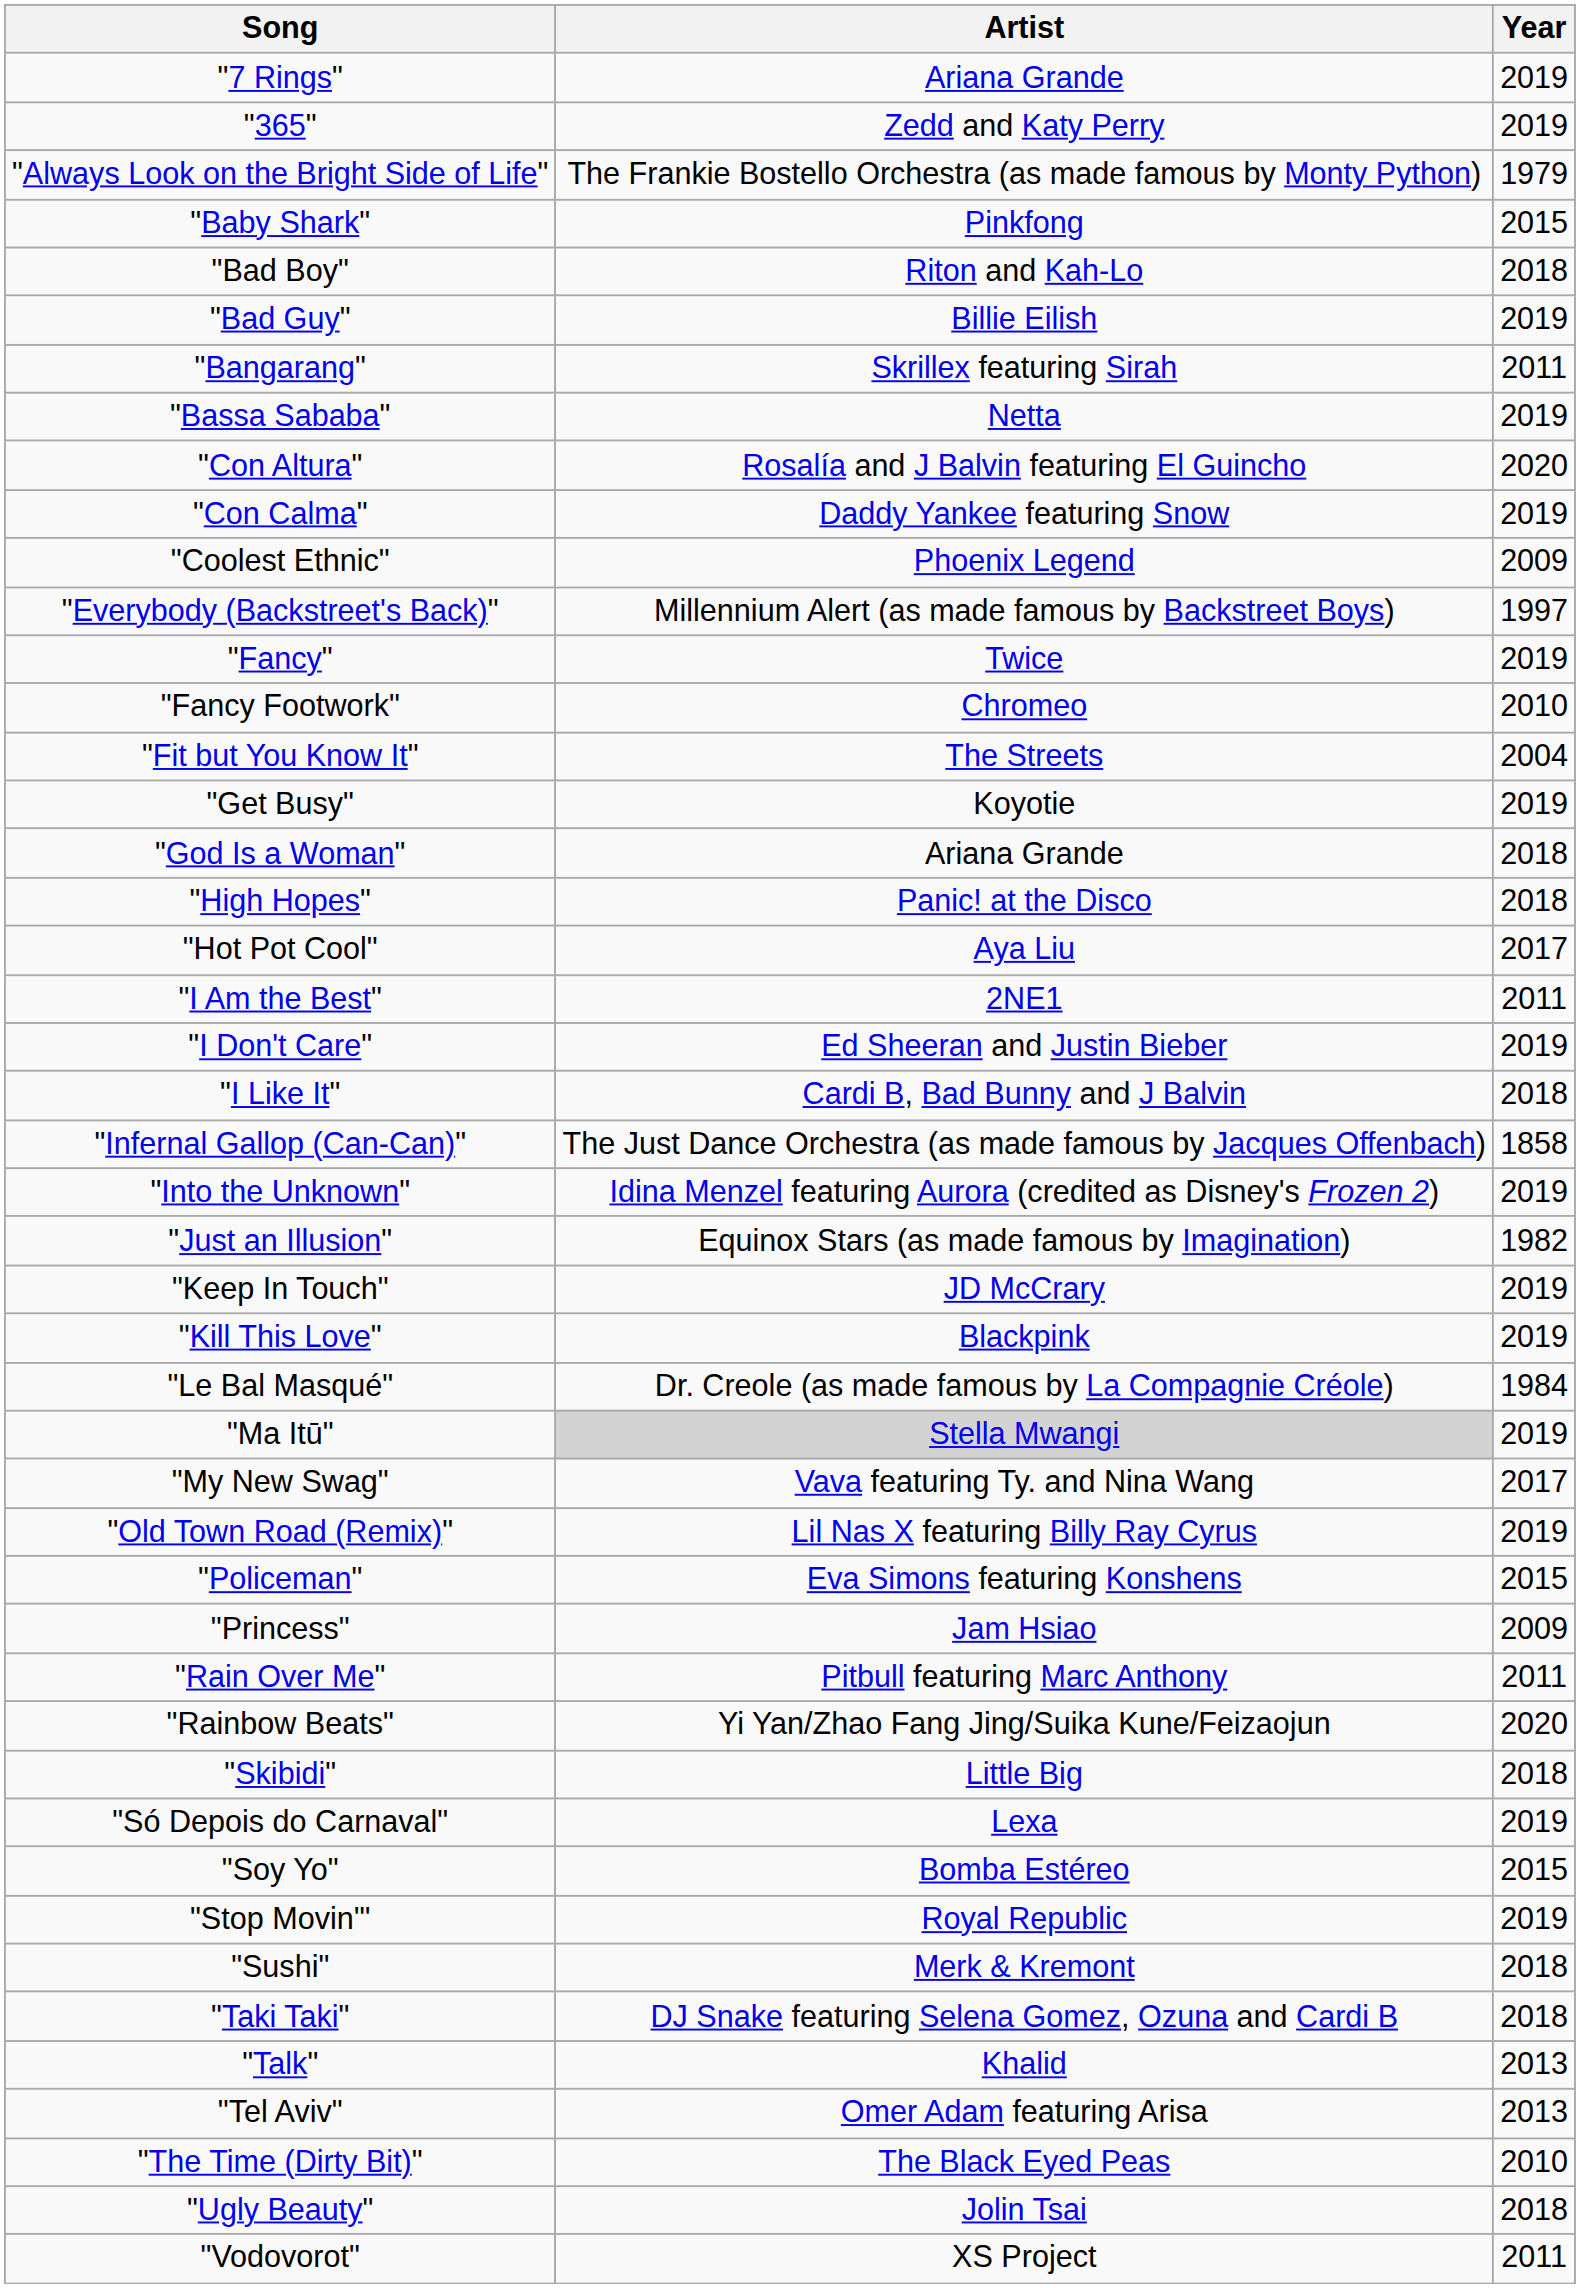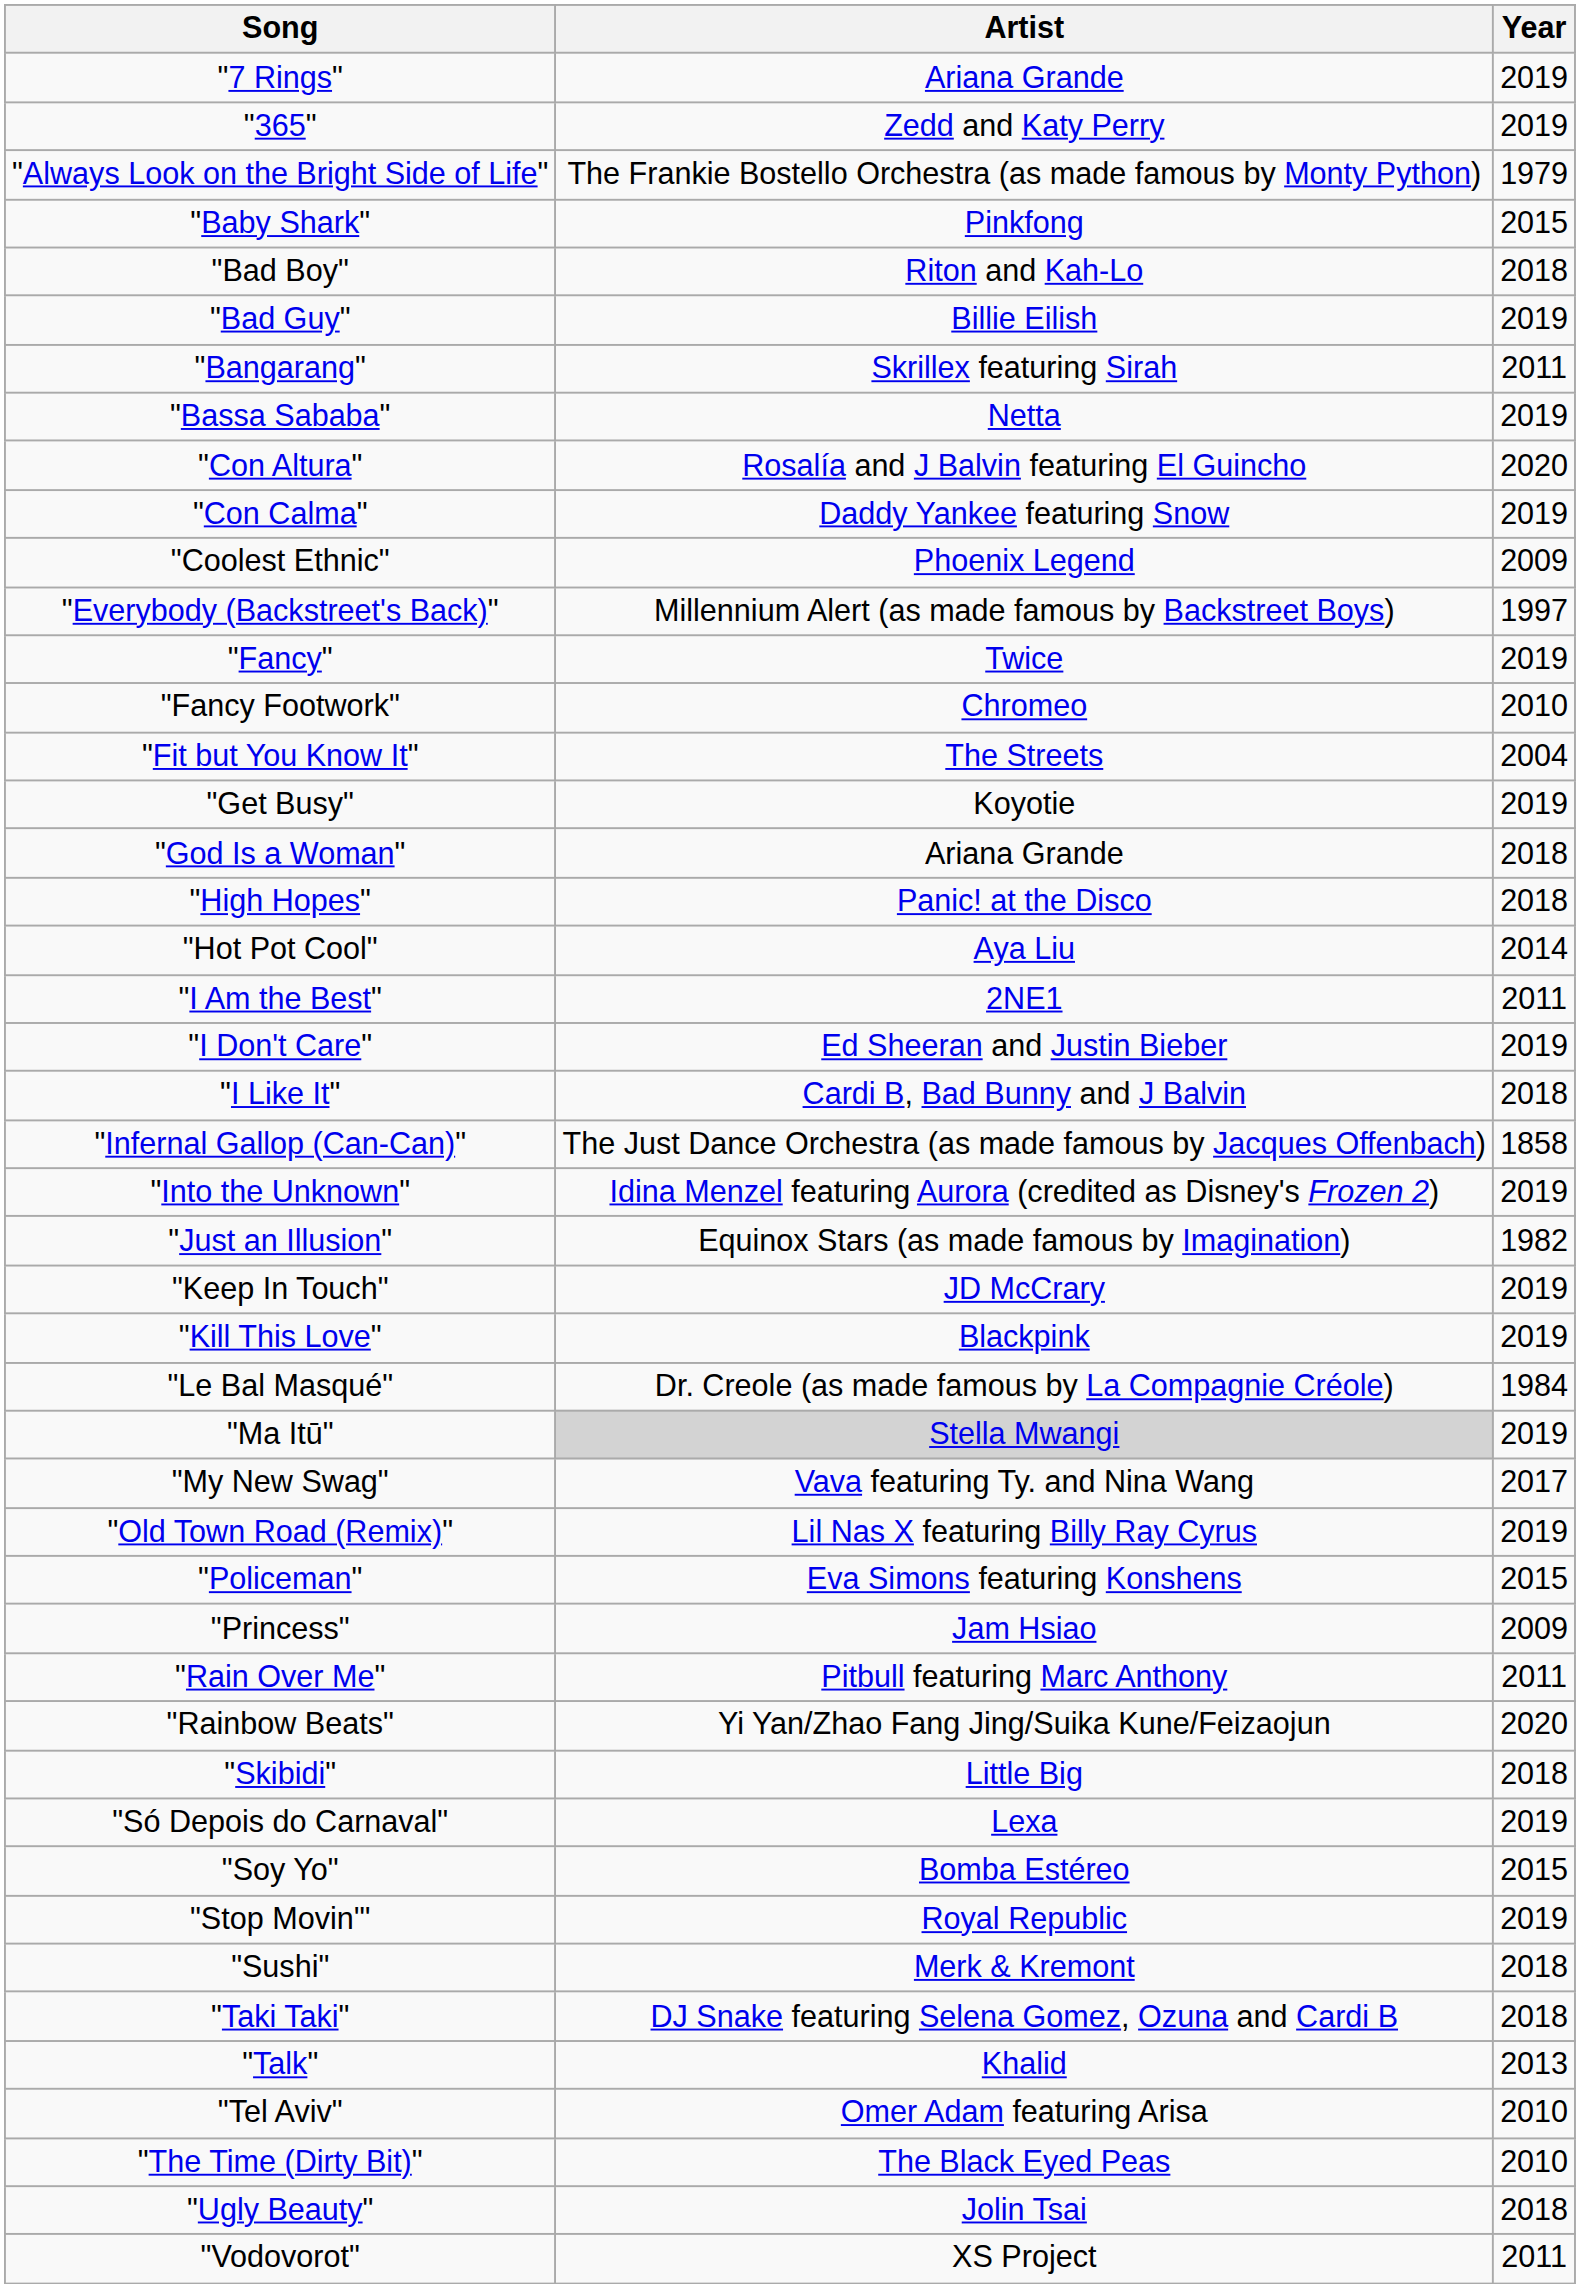(1534, 949) 2017 -> (1534, 949) 2014
(1534, 2112) 2013 -> (1534, 2112) 2010
